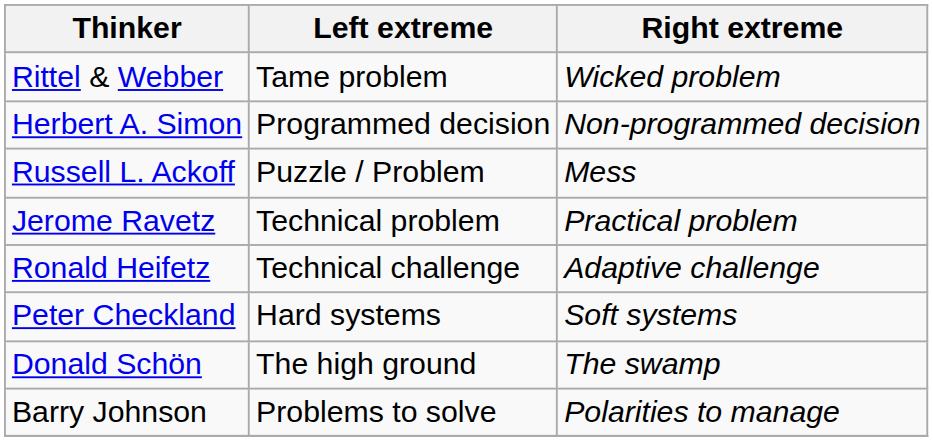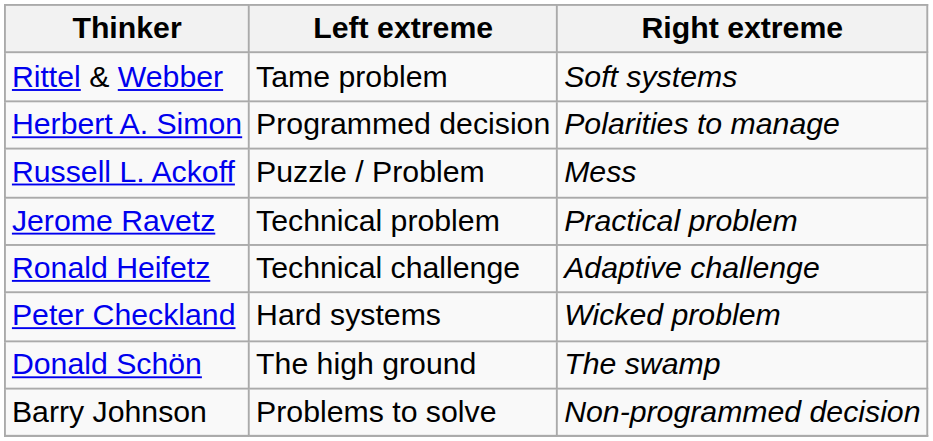(672, 76) Wicked problem -> (651, 76) Soft systems
(742, 124) Non-programmed decision -> (702, 124) Polarities to manage
(651, 316) Soft systems -> (672, 316) Wicked problem
(702, 412) Polarities to manage -> (742, 412) Non-programmed decision
